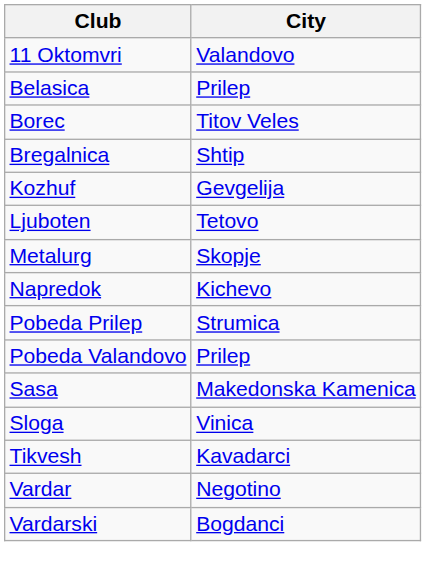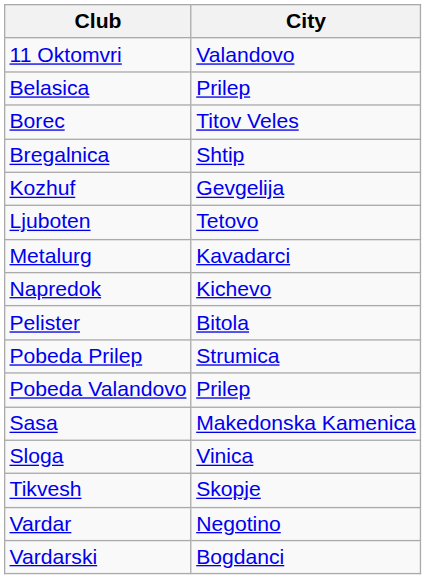(228, 255) Skopje -> (243, 255) Kavadarci
+ row: (45, 322)
(243, 456) Kavadarci -> (228, 490) Skopje
